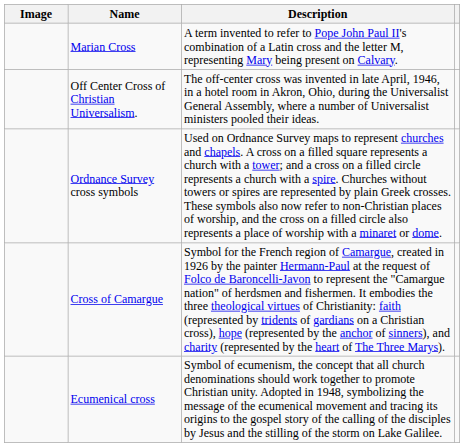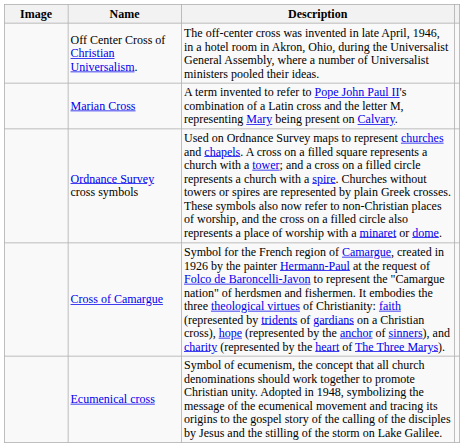rows swapped: (103, 46) <-> (118, 99)
